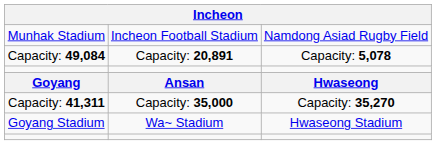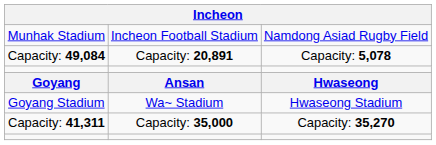rows swapped: (56, 123) <-> (56, 102)
